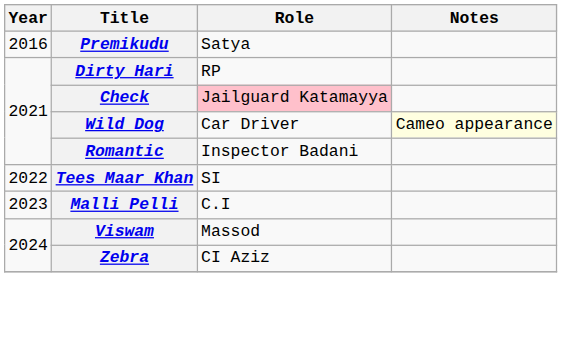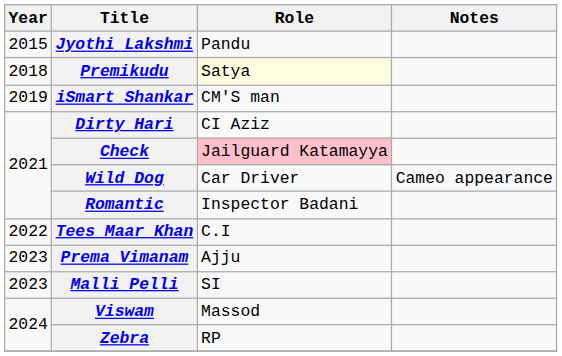+ row: (124, 45)
(28, 45) 2016 -> (28, 71) 2018
(226, 45) no background -> (226, 71) lightyellow background
+ row: (124, 98)
(211, 71) RP -> (235, 125) CI Aziz
(474, 125) lightyellow background -> (474, 178) no background
(211, 178) SI -> (216, 232) C.I
+ row: (124, 258)
(216, 205) C.I -> (211, 285) SI
(235, 258) CI Aziz -> (211, 338) RP
